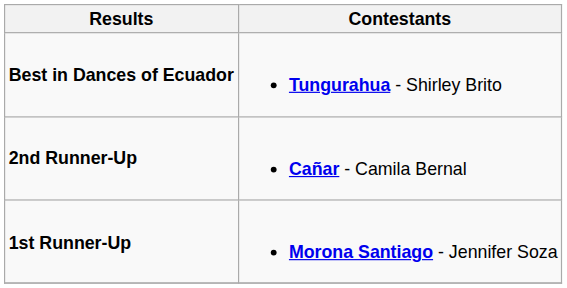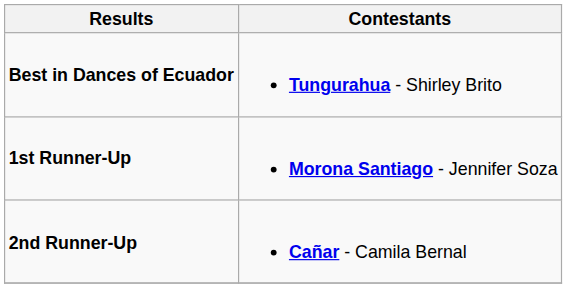rows swapped: (70, 242) <-> (73, 158)
